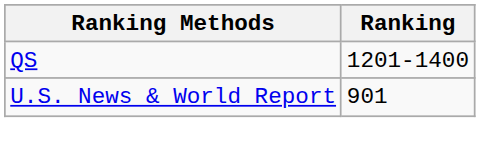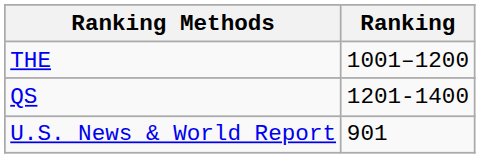+ row: (31, 60)
